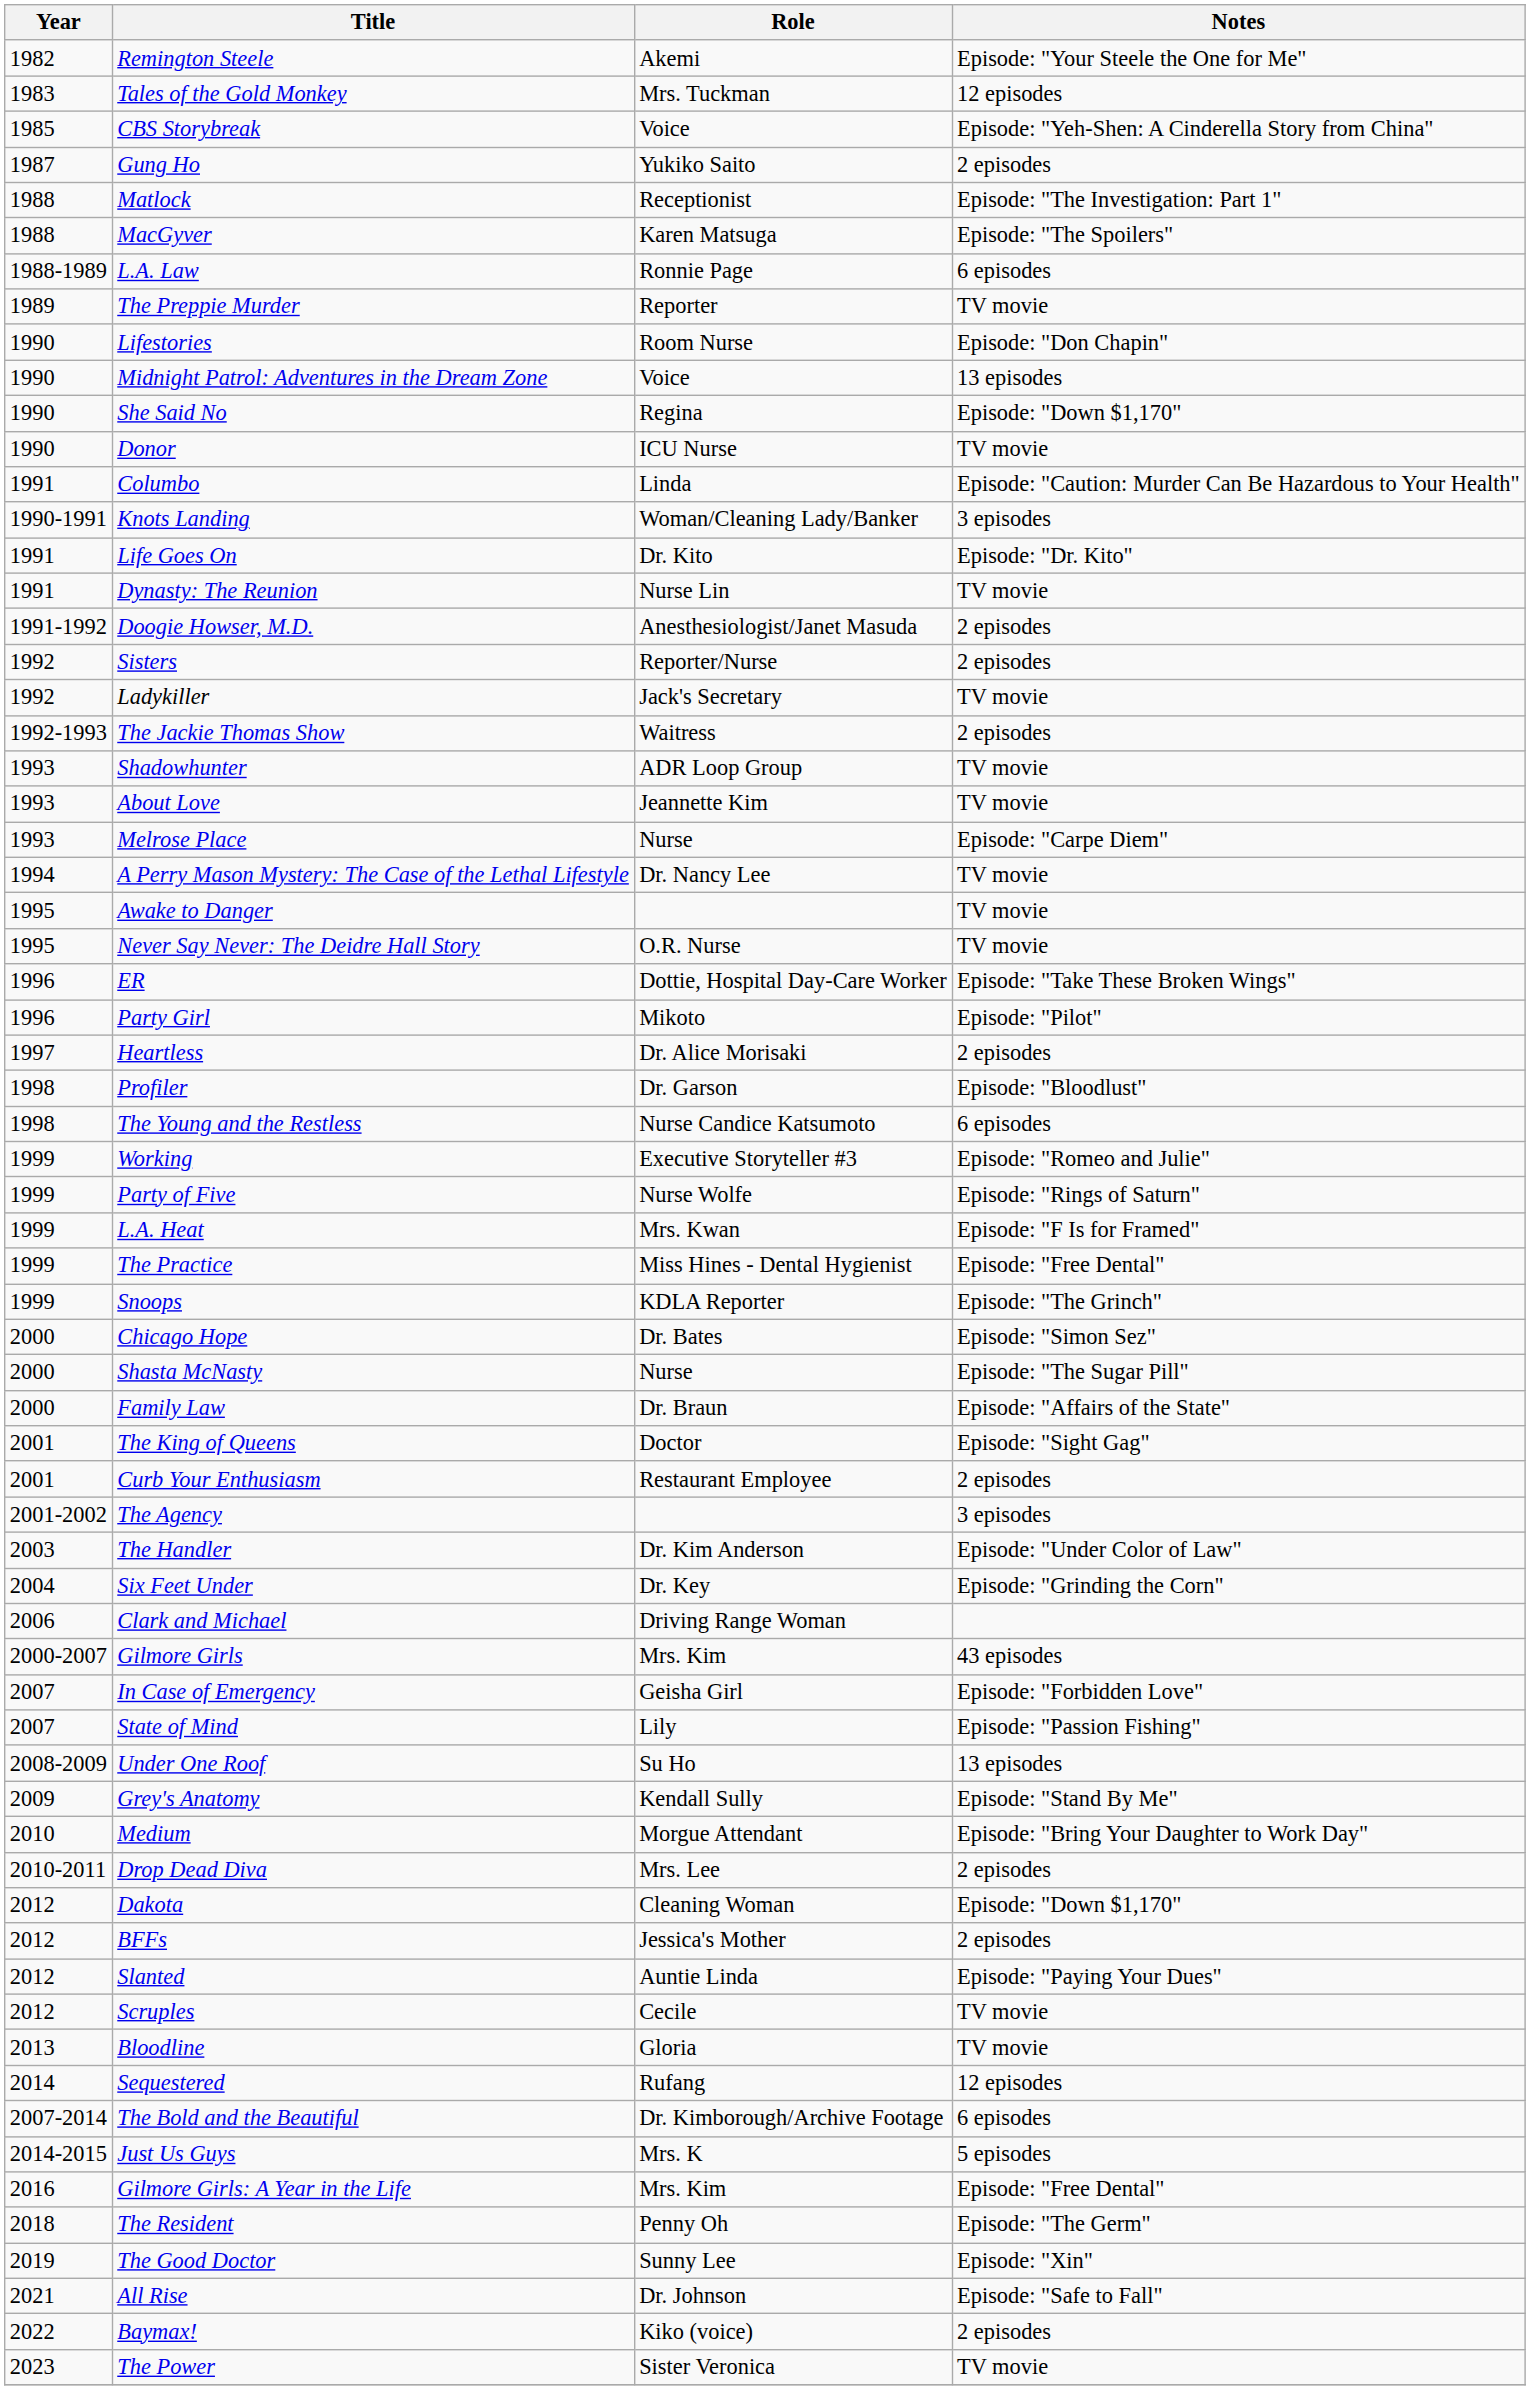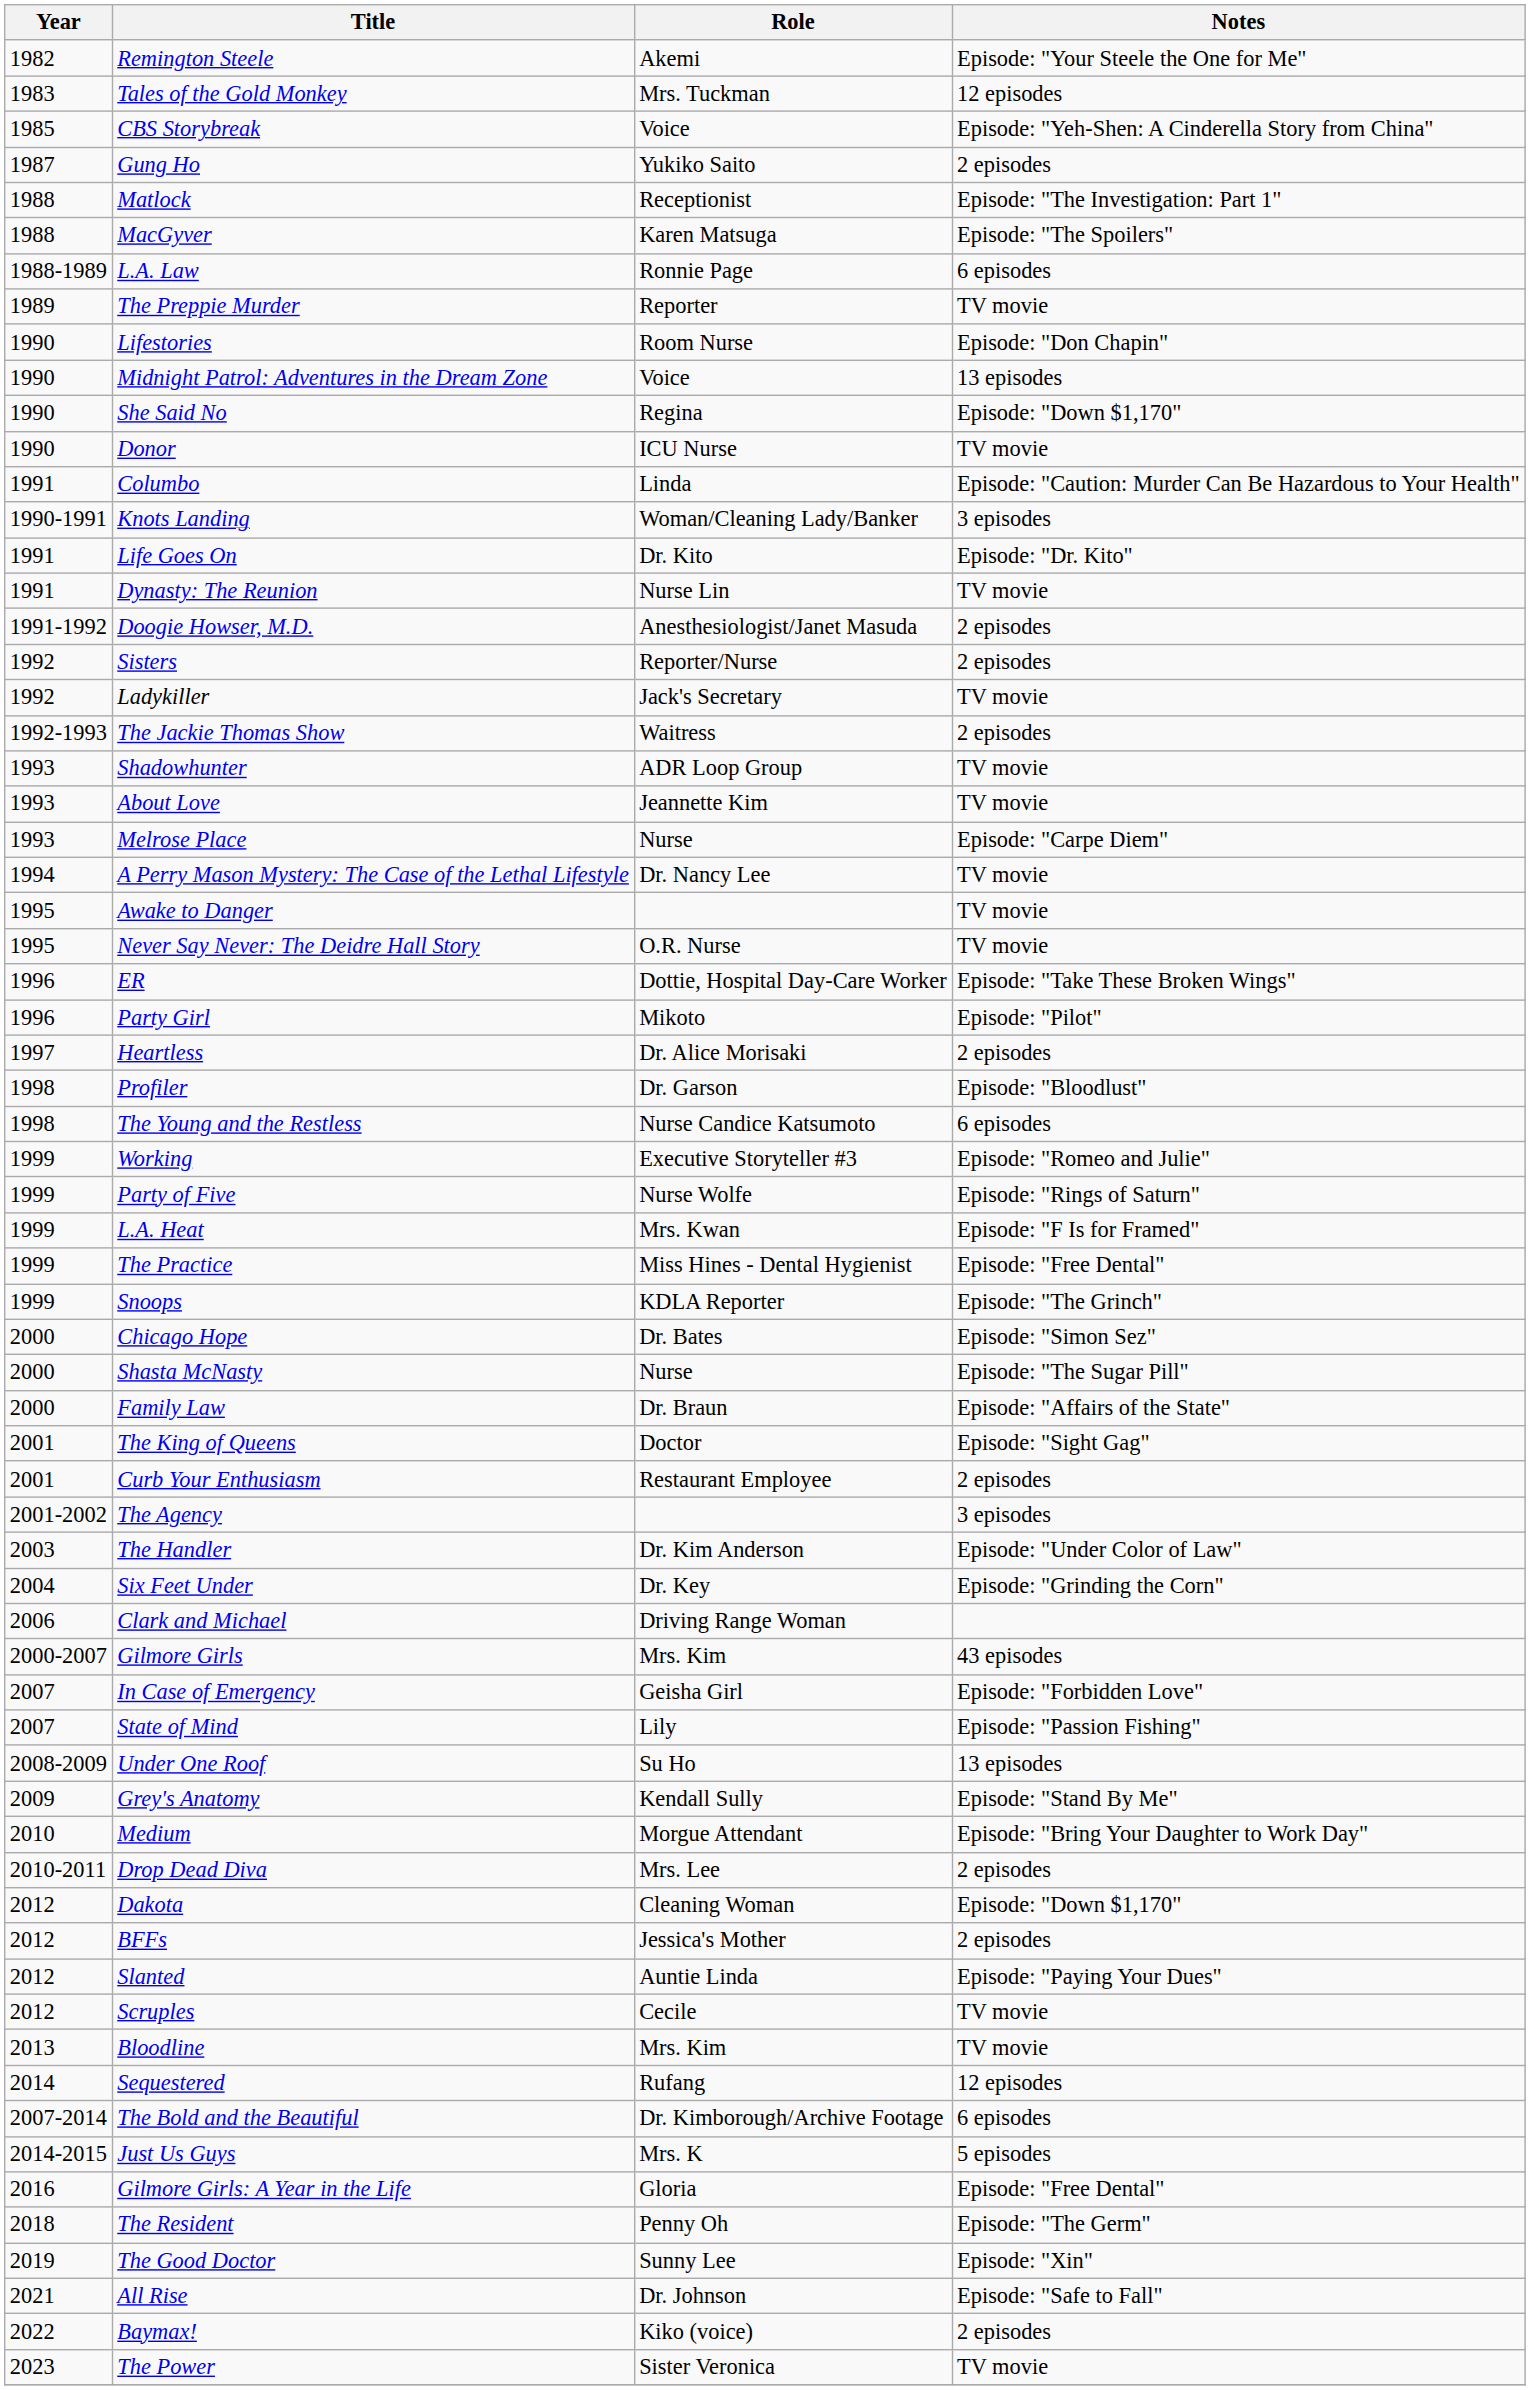(668, 2047) Gloria -> (683, 2047) Mrs. Kim
(683, 2189) Mrs. Kim -> (668, 2189) Gloria
